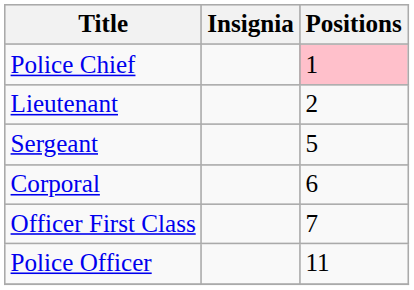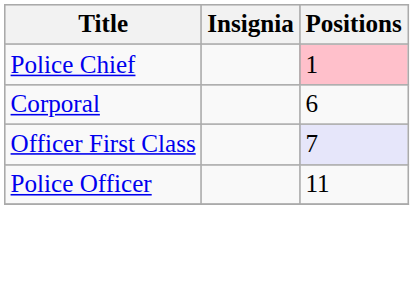- row: (64, 104)
- row: (54, 143)
(312, 223) no background -> (312, 143) lavender background
